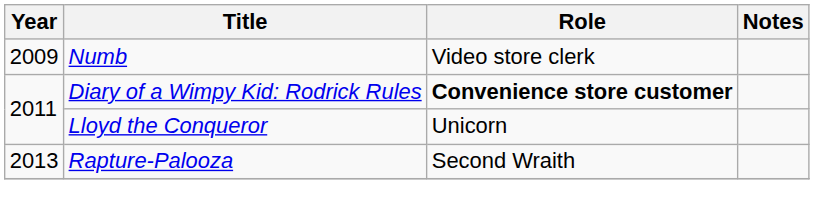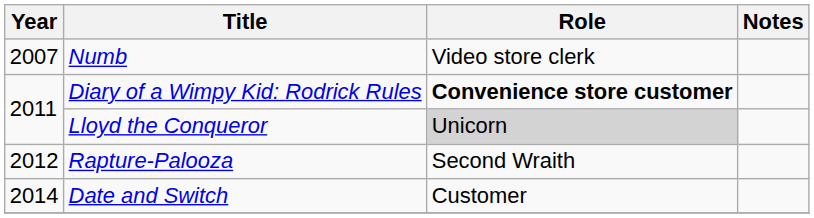(34, 56) 2009 -> (34, 56) 2007
(470, 126) no background -> (470, 126) lightgrey background
(34, 160) 2013 -> (34, 160) 2012
+ row: (148, 195)
